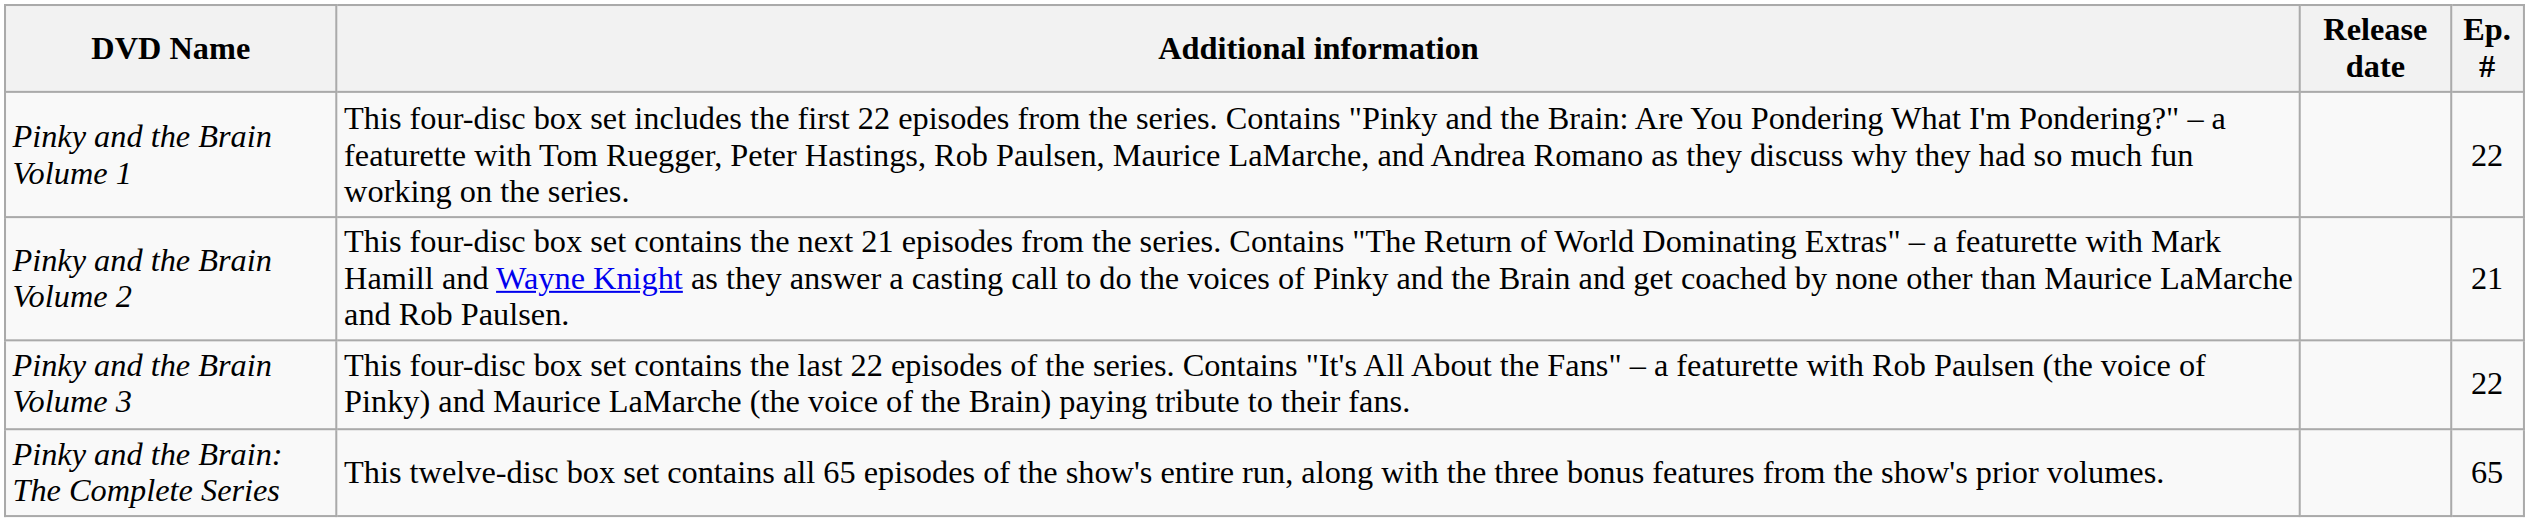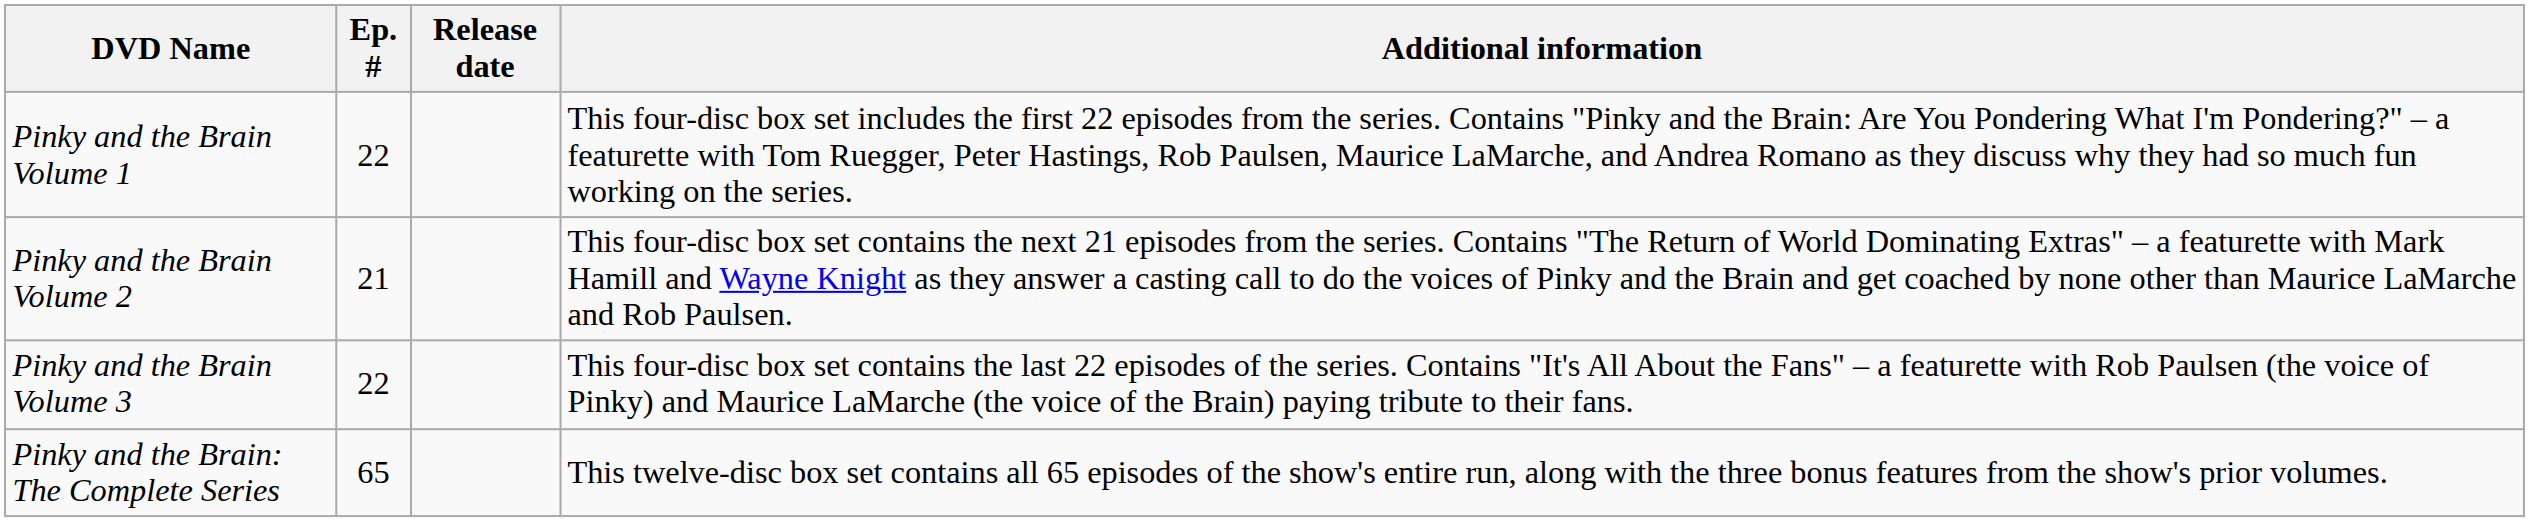columns swapped: (2487, 48) <-> (1319, 48)
